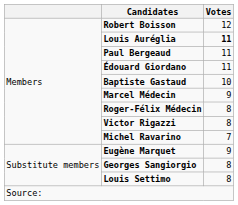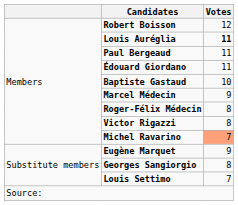(229, 137) no background -> (229, 137) lightsalmon background
(229, 179) 8 -> (229, 179) 7
